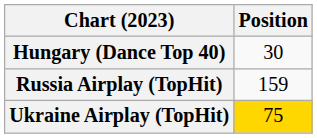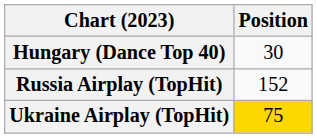(273, 84) 159 -> (273, 84) 152
